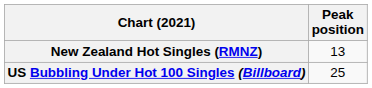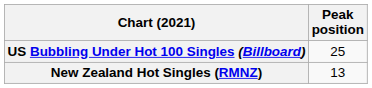rows swapped: (156, 51) <-> (156, 72)
